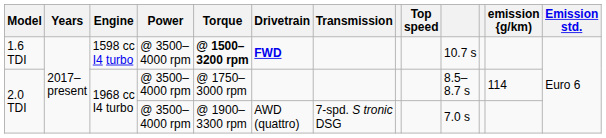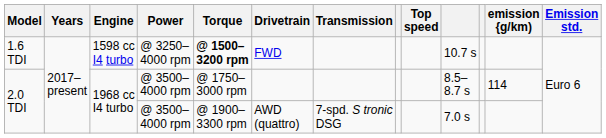(165, 53) @ 3500–4000 rpm -> (165, 53) @ 3250–4000 rpm
(268, 53) bold -> (268, 53) normal
